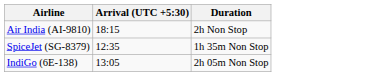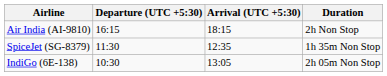+ column: (149, 12)
